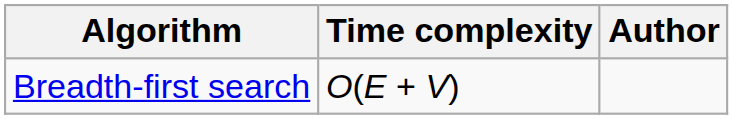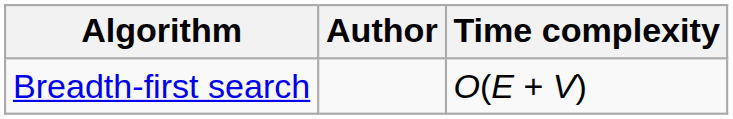columns swapped: (459, 31) <-> (664, 31)
